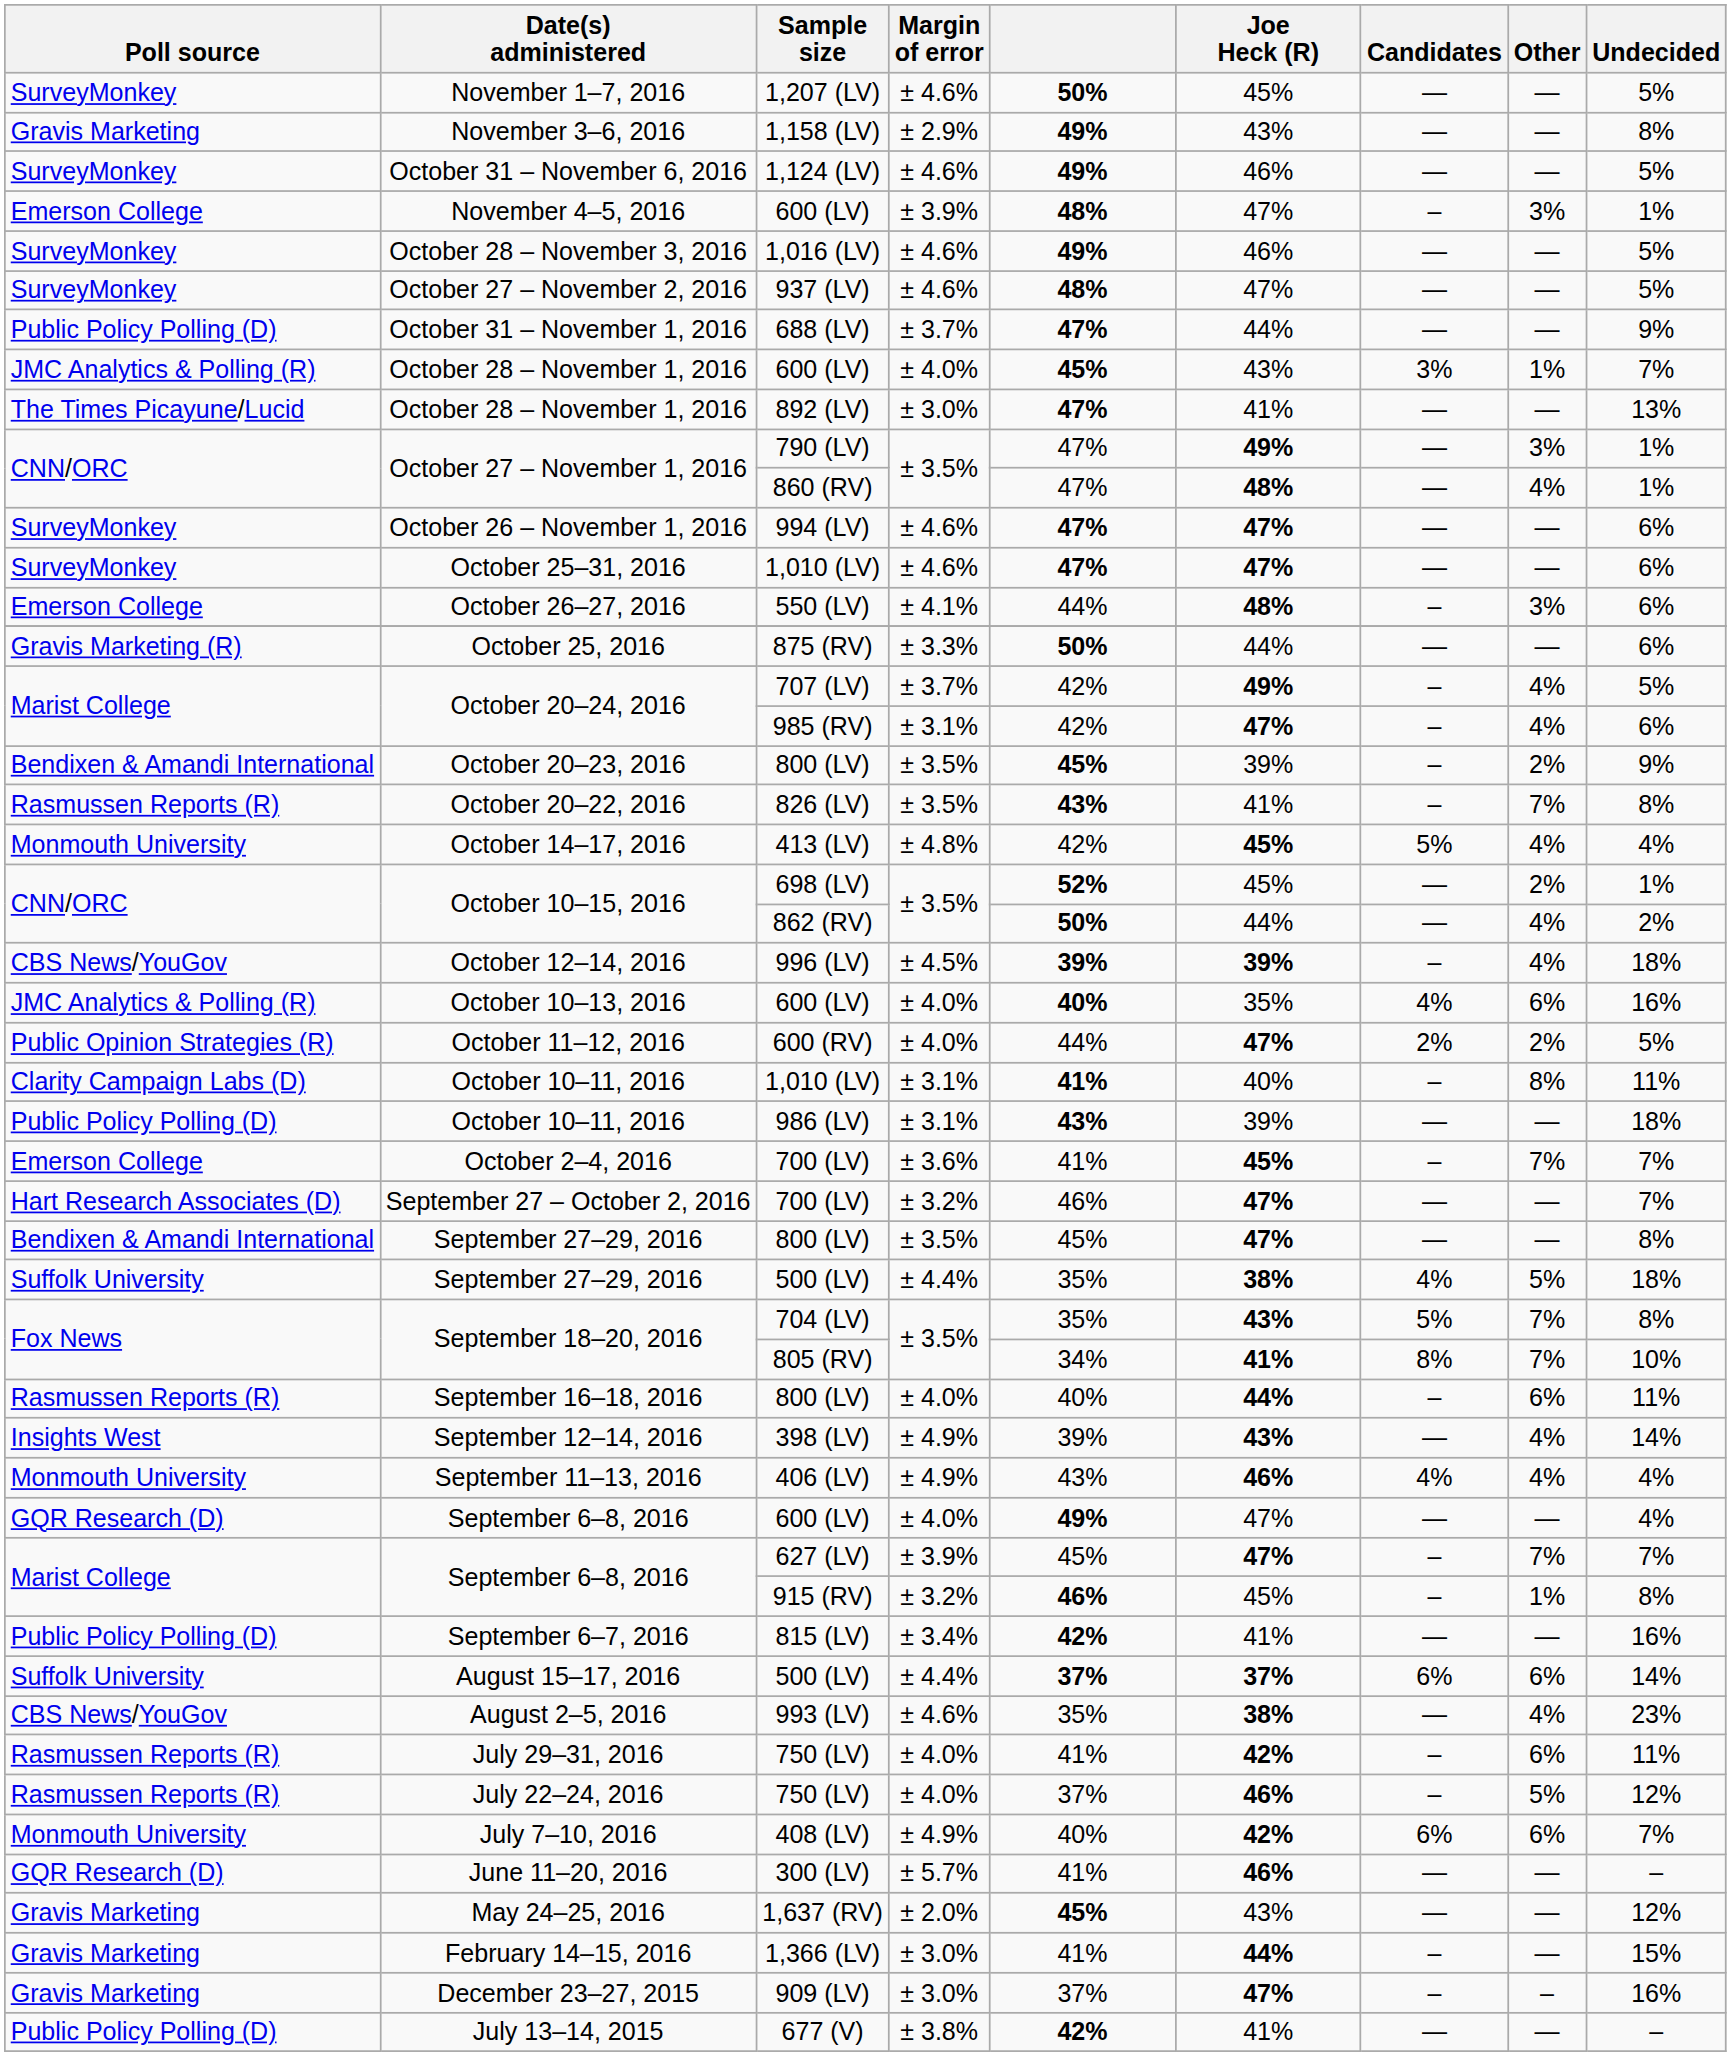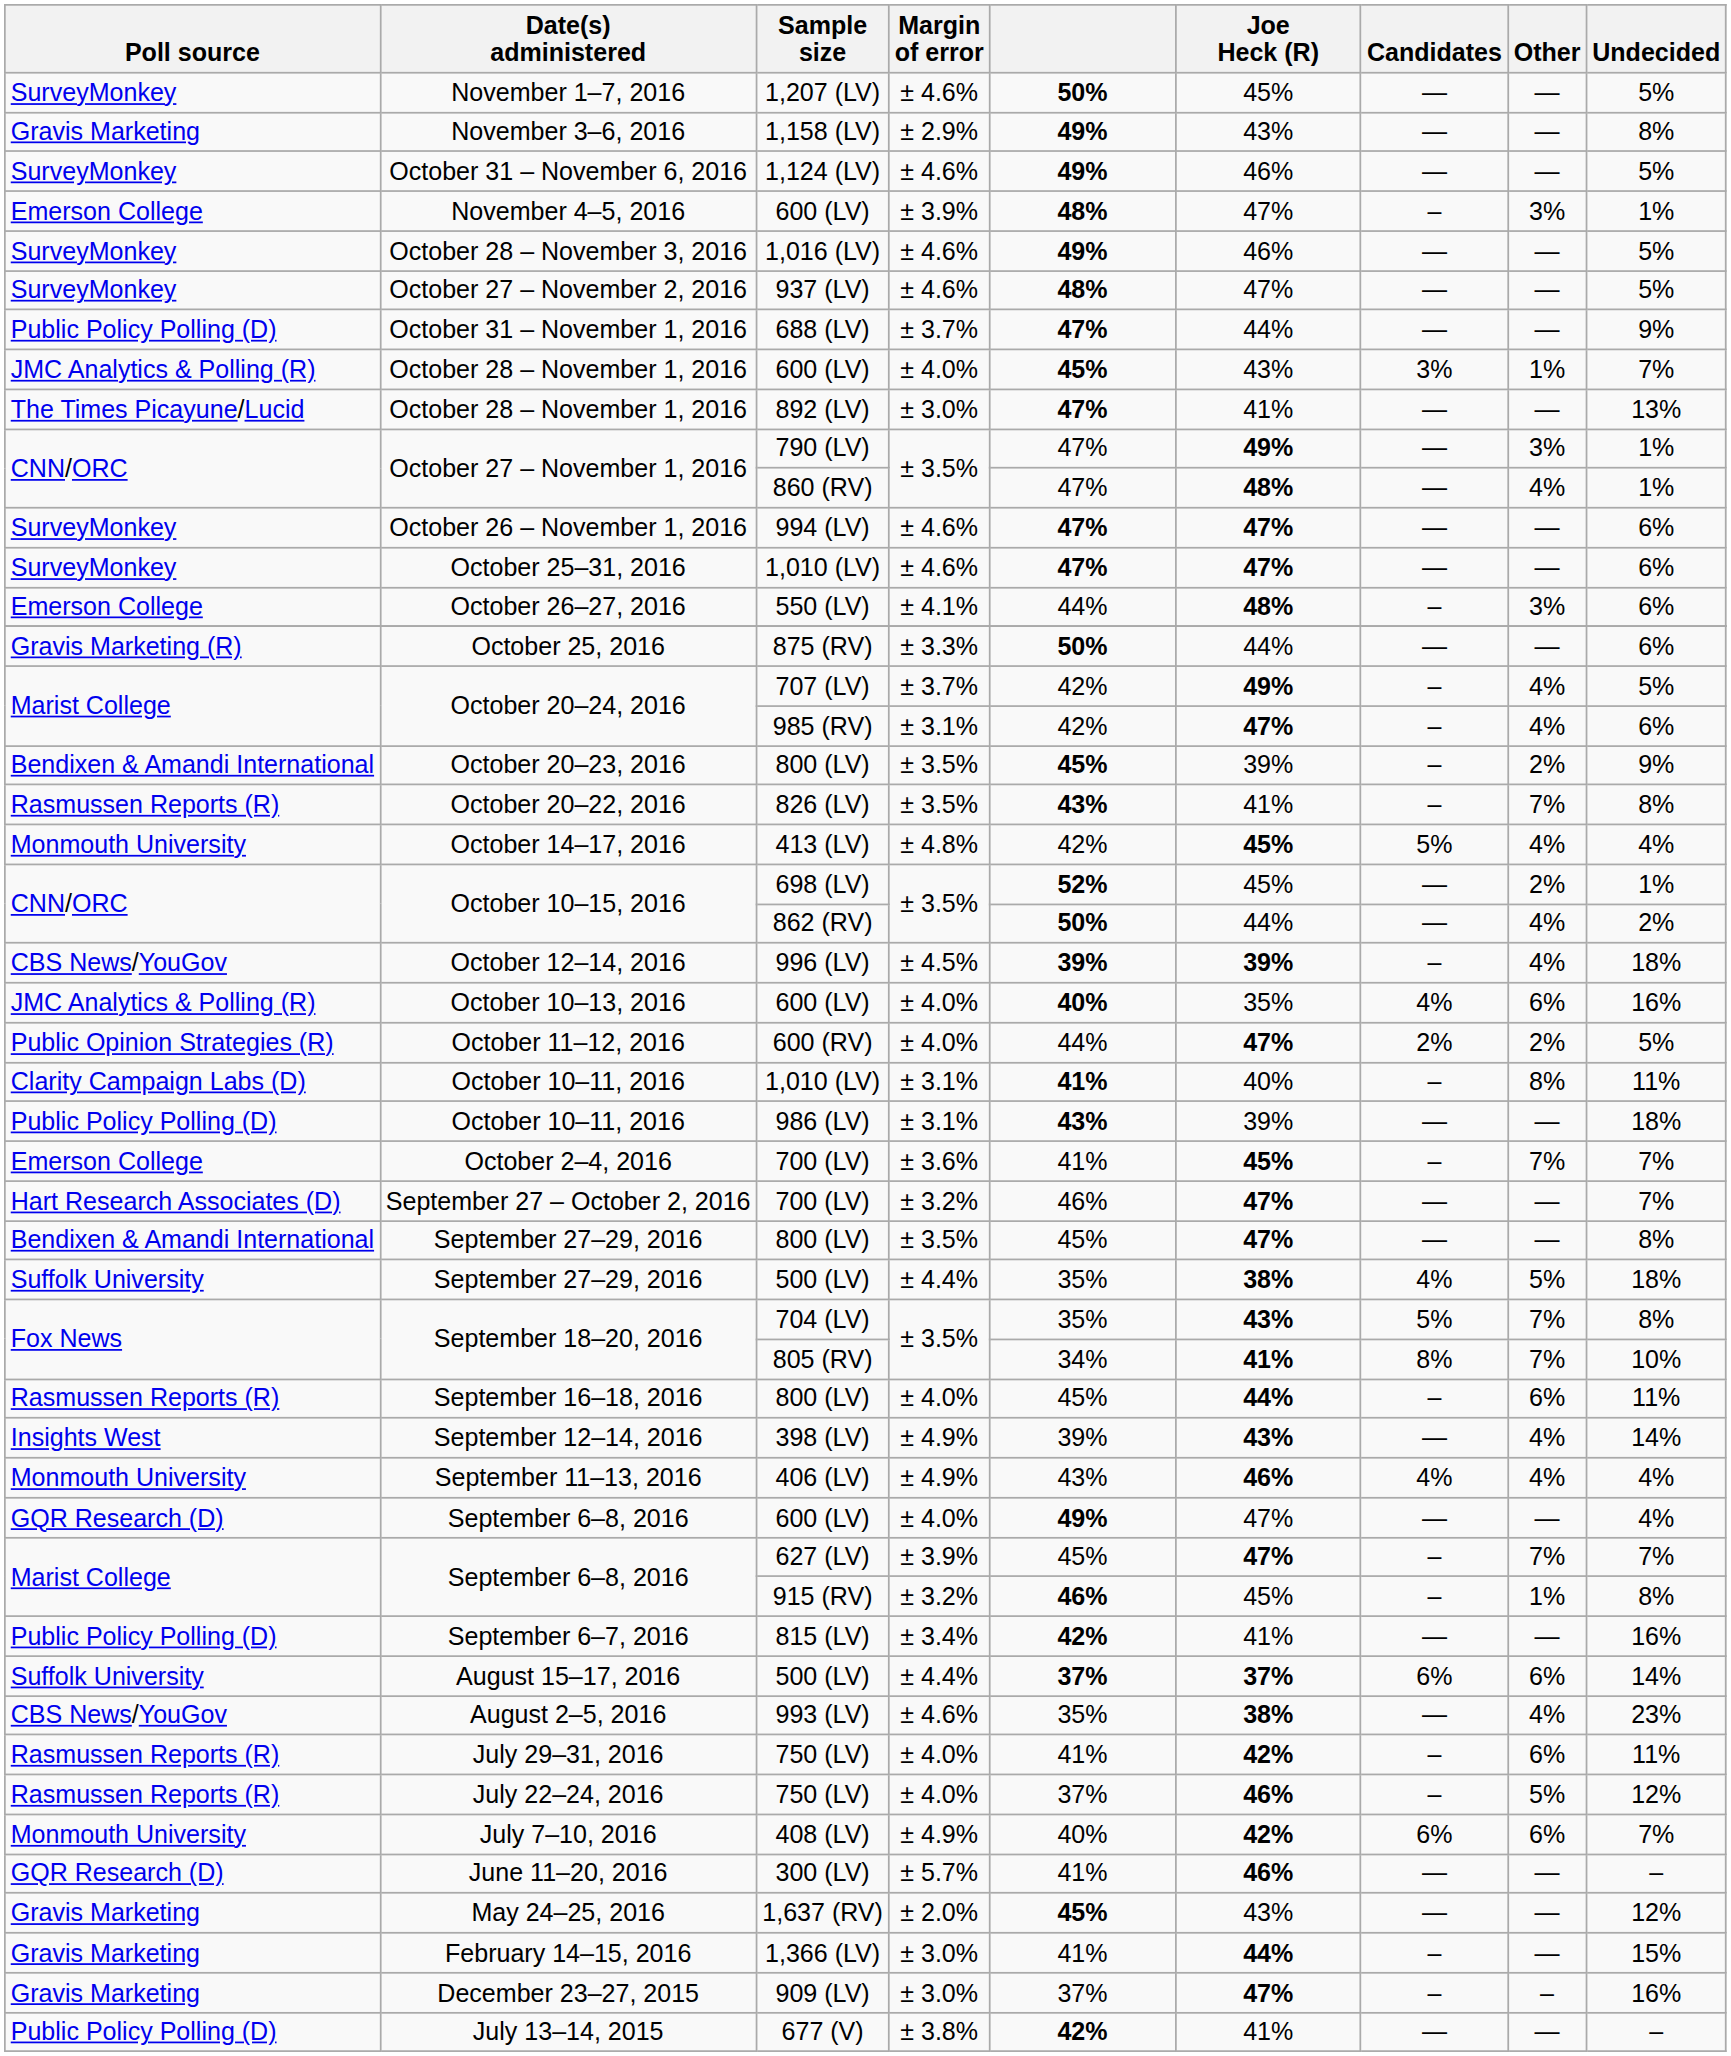(1082, 1399) 40% -> (1082, 1399) 45%
